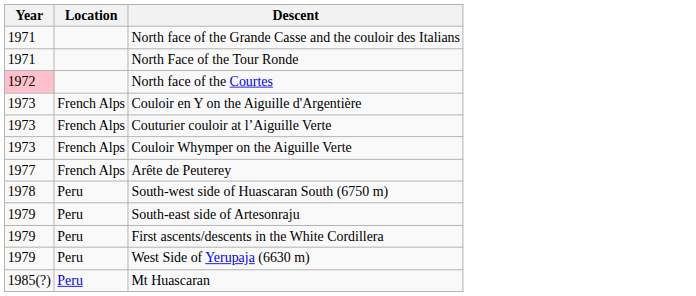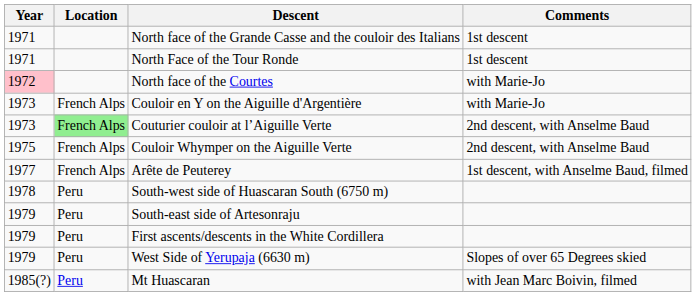+ column: (577, 15)
(91, 125) no background -> (91, 125) lightgreen background
(22, 147) 1973 -> (22, 147) 1975
